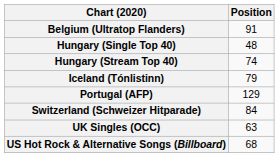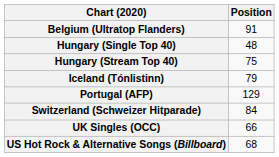(251, 62) 74 -> (251, 62) 75
(251, 128) 63 -> (251, 128) 66
